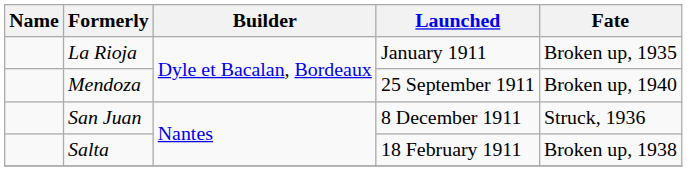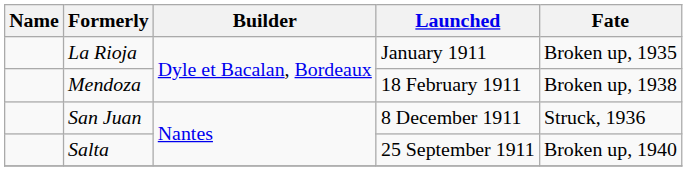(458, 84) 25 September 1911 -> (451, 84) 18 February 1911
(610, 84) Broken up, 1940 -> (610, 84) Broken up, 1938
(451, 149) 18 February 1911 -> (458, 149) 25 September 1911
(610, 149) Broken up, 1938 -> (610, 149) Broken up, 1940
